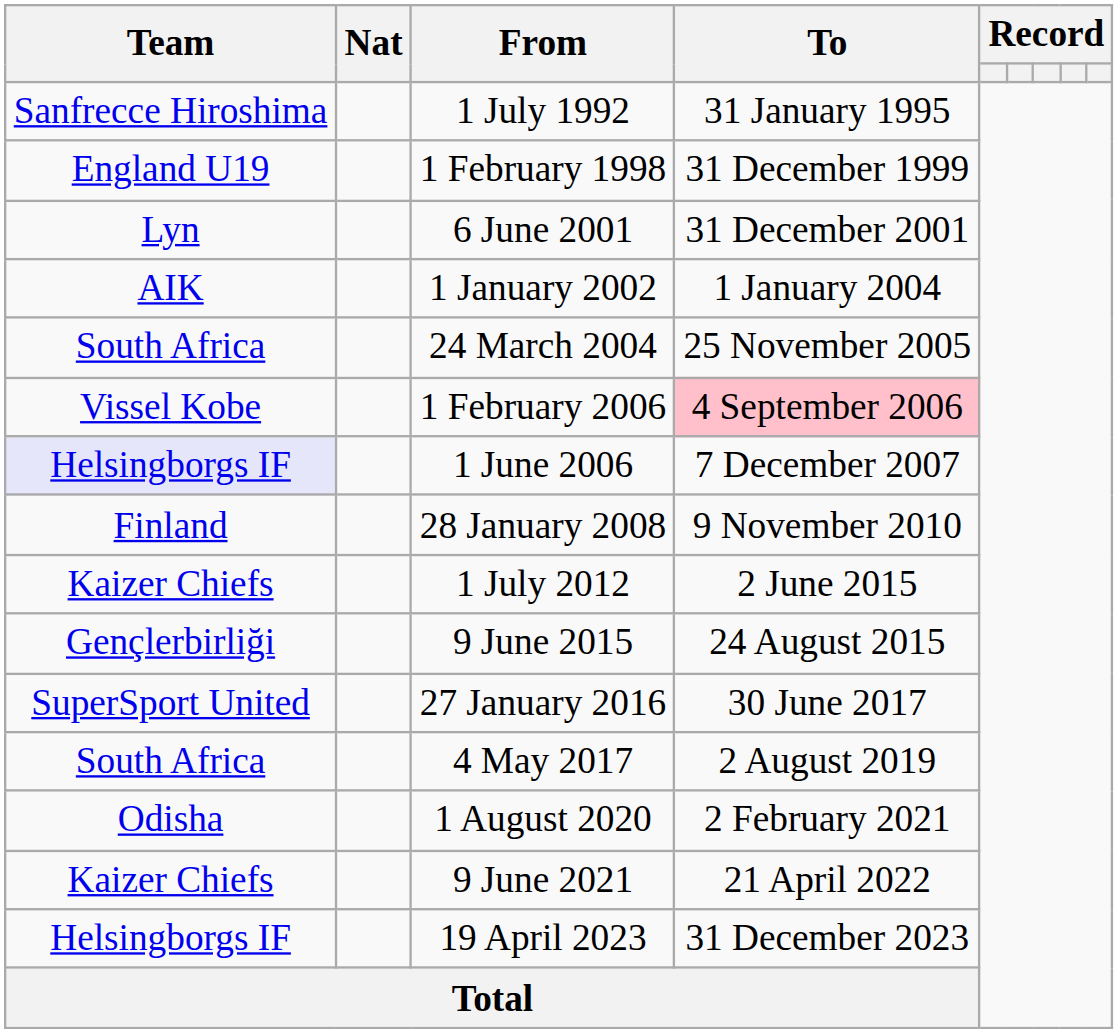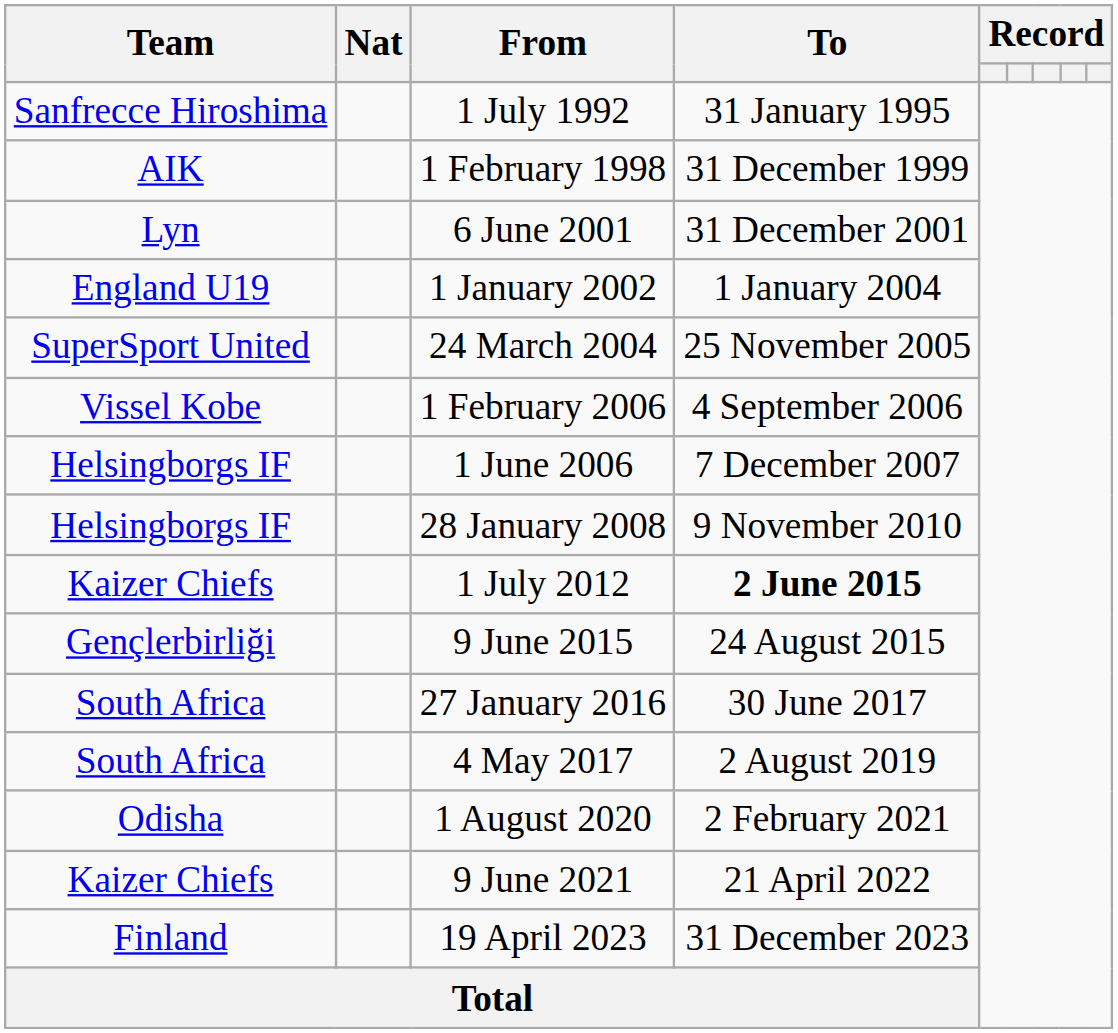(171, 169) England U19 -> (171, 169) AIK
(171, 287) AIK -> (171, 287) England U19
(171, 346) South Africa -> (171, 346) SuperSport United
(827, 405) pink background -> (827, 405) no background
(171, 465) lavender background -> (171, 465) no background
(171, 524) Finland -> (171, 524) Helsingborgs IF
(827, 583) normal -> (827, 583) bold
(171, 701) SuperSport United -> (171, 701) South Africa
(171, 938) Helsingborgs IF -> (171, 938) Finland
